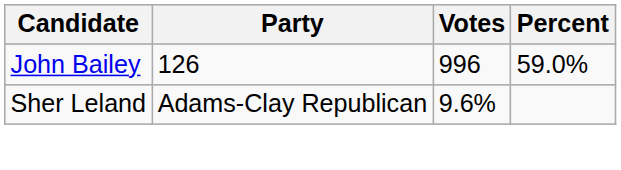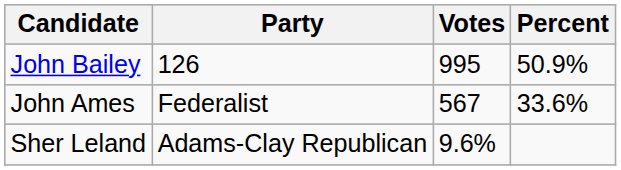(460, 64) 996 -> (460, 64) 995
(552, 64) 59.0% -> (552, 64) 50.9%
+ row: (73, 104)
